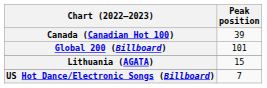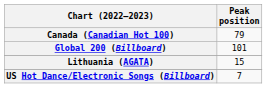(239, 35) 39 -> (239, 35) 79
